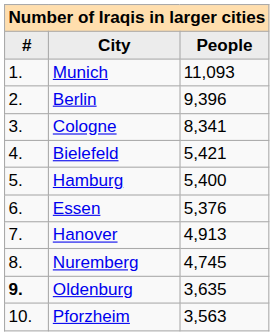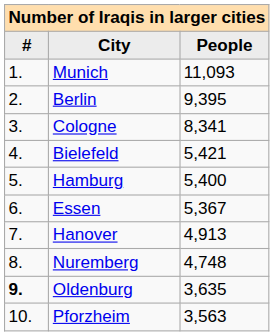(205, 99) 9,396 -> (205, 99) 9,395
(205, 208) 5,376 -> (205, 208) 5,367
(205, 262) 4,745 -> (205, 262) 4,748
